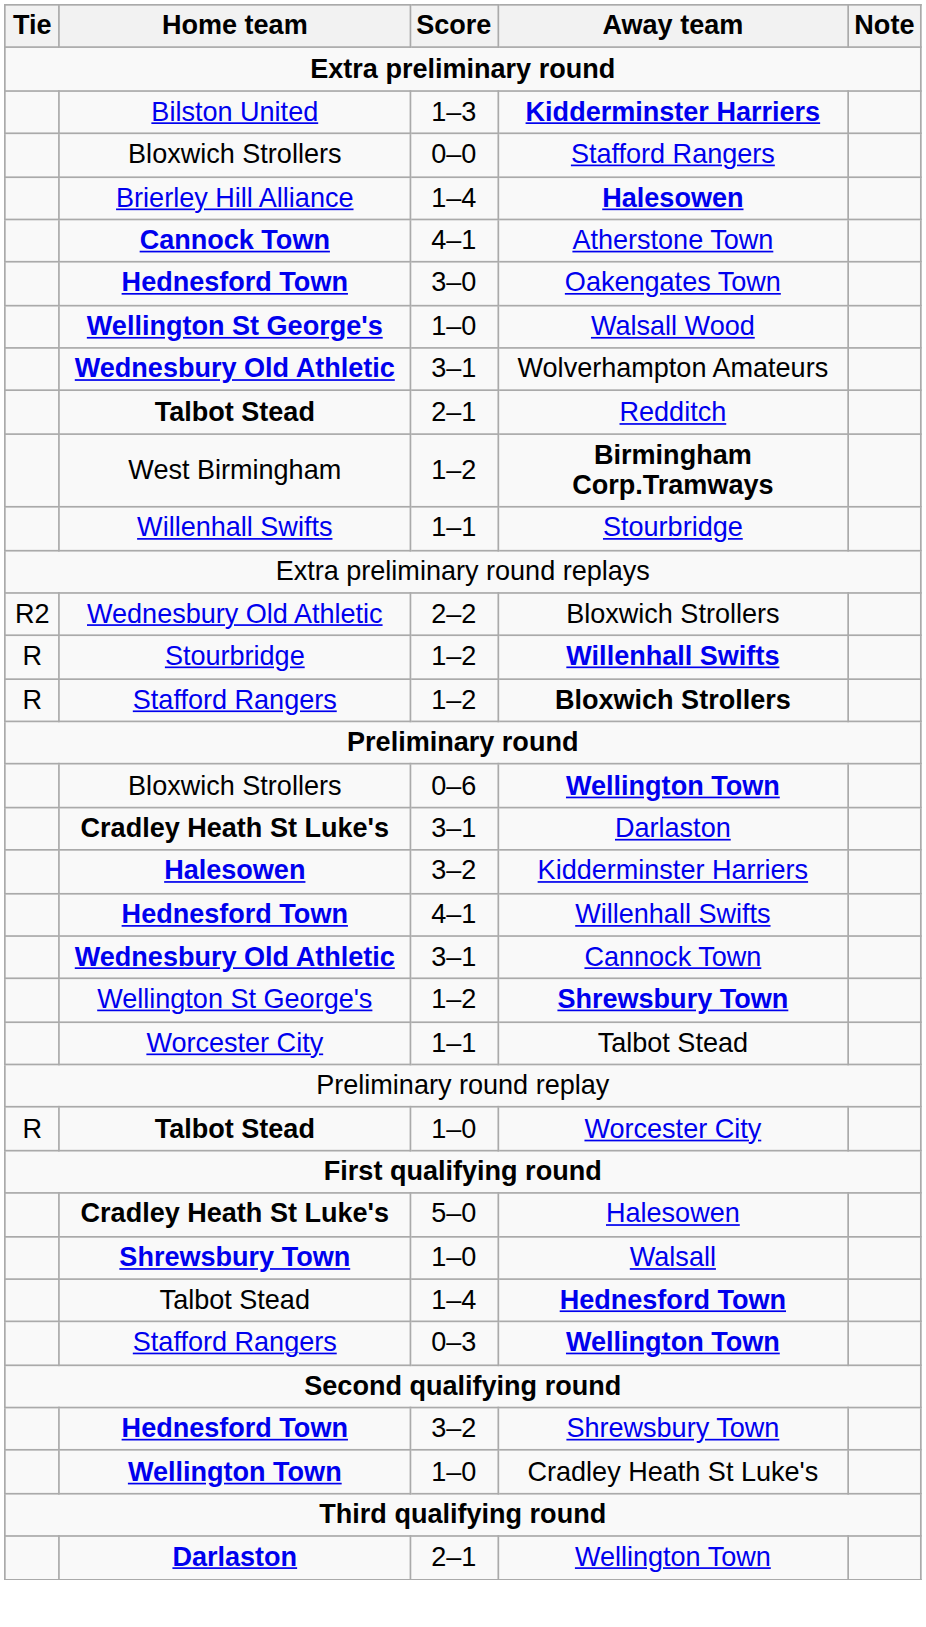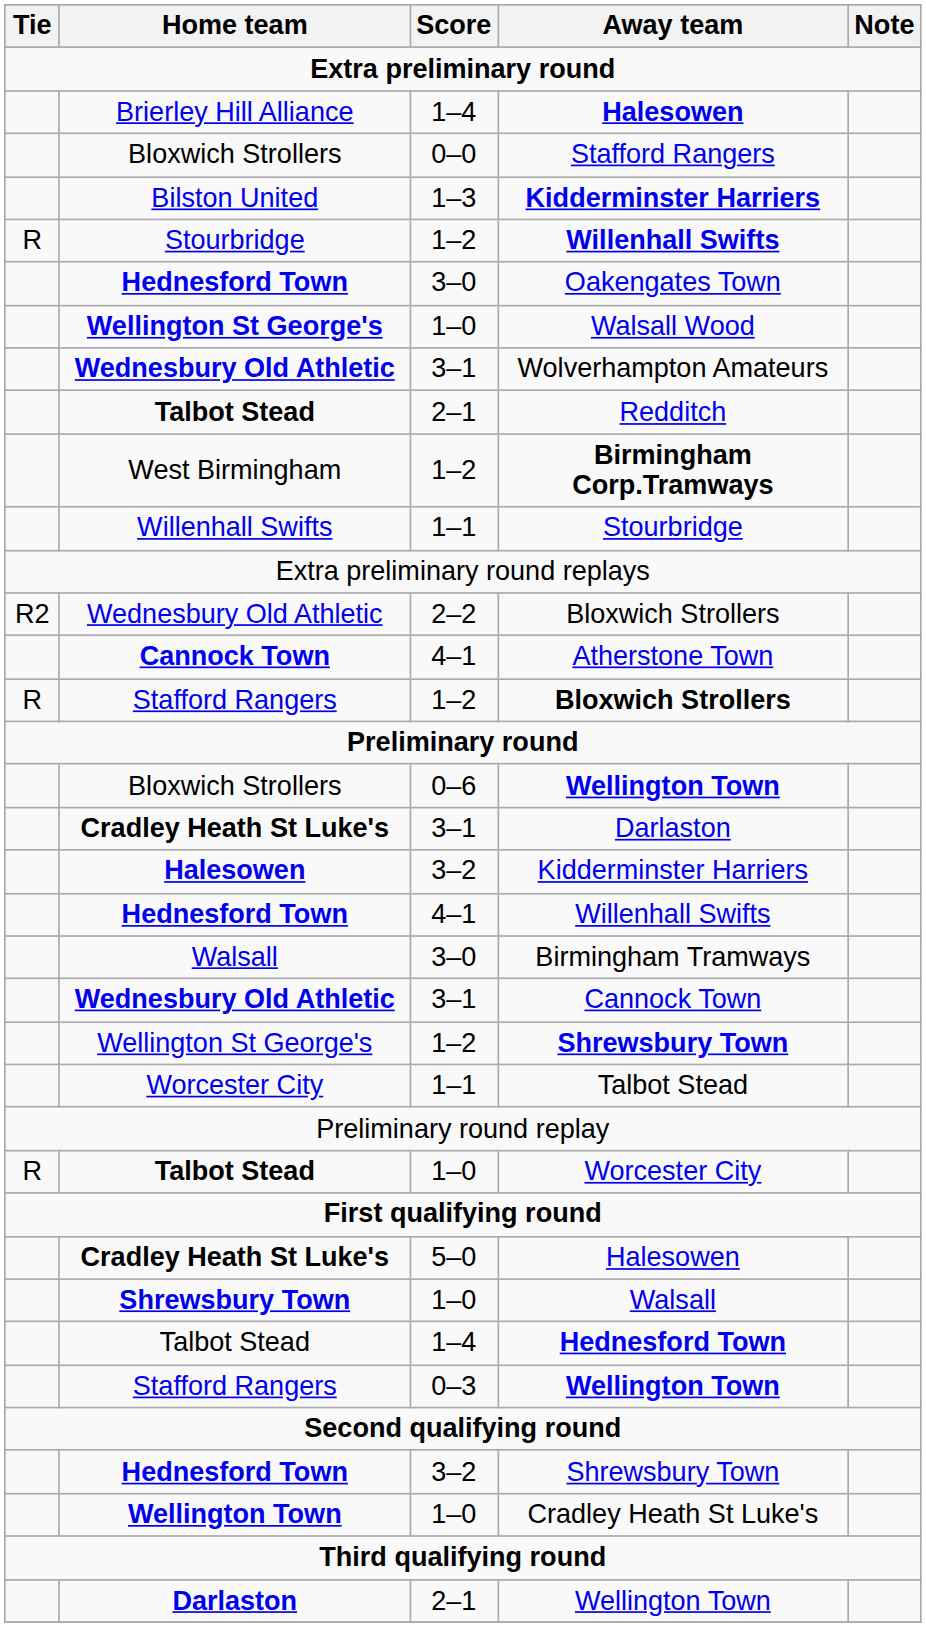rows swapped: (454, 111) <-> (454, 197)
rows swapped: (454, 240) <-> (454, 656)
+ row: (454, 956)
